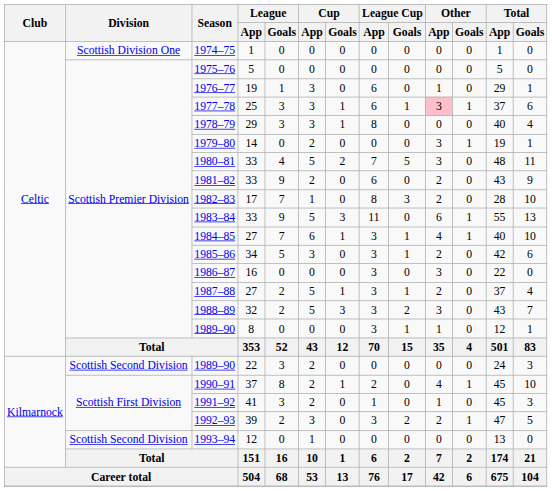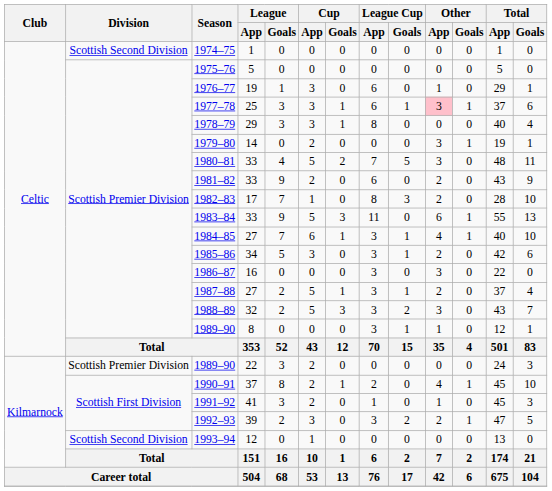(129, 50) Scottish Division One -> (129, 50) Scottish Second Division
(129, 365) Scottish Second Division -> (129, 365) Scottish Premier Division
